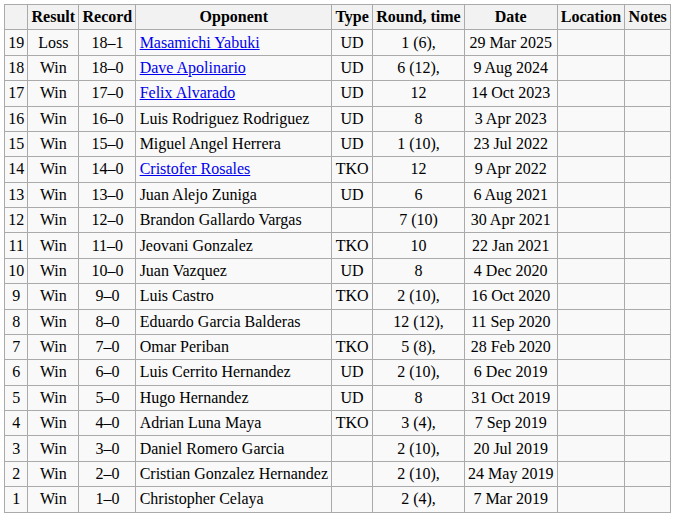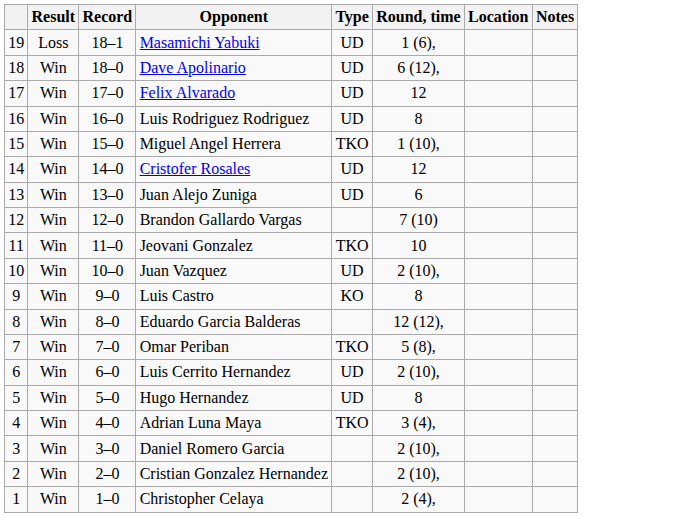- column: (511, 17)
(352, 144) UD -> (352, 144) TKO
(352, 169) TKO -> (352, 169) UD
(418, 270) 8 -> (418, 270) 2 (10),
(352, 296) TKO -> (352, 296) KO
(418, 296) 2 (10), -> (418, 296) 8
